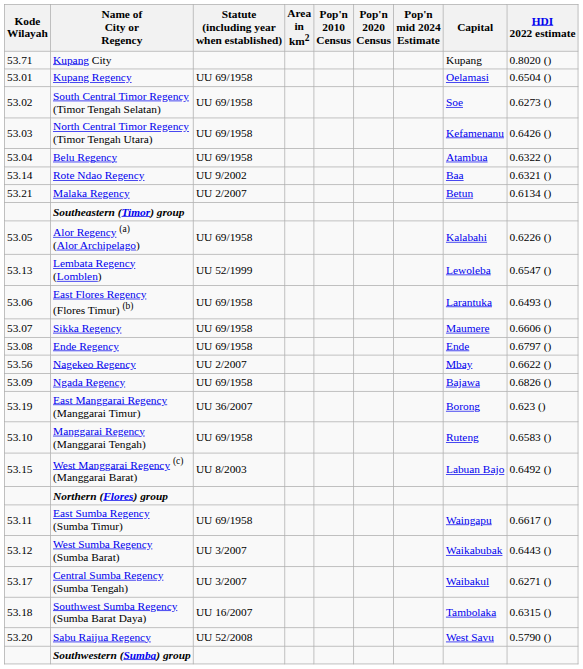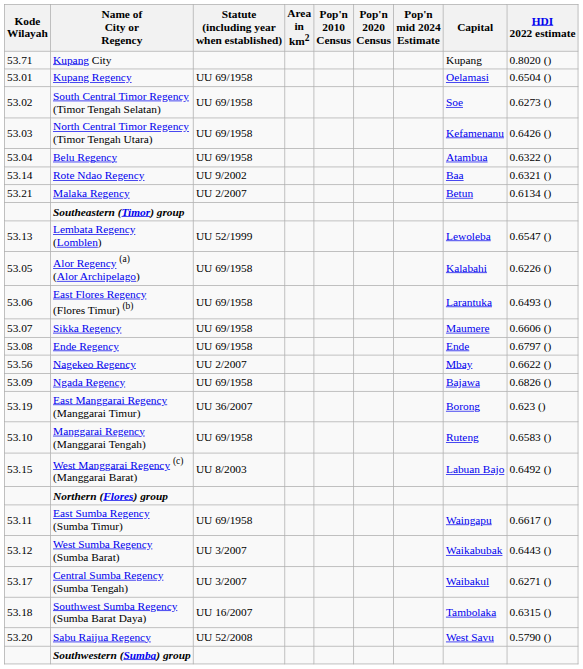rows swapped: (96, 237) <-> (94, 270)
